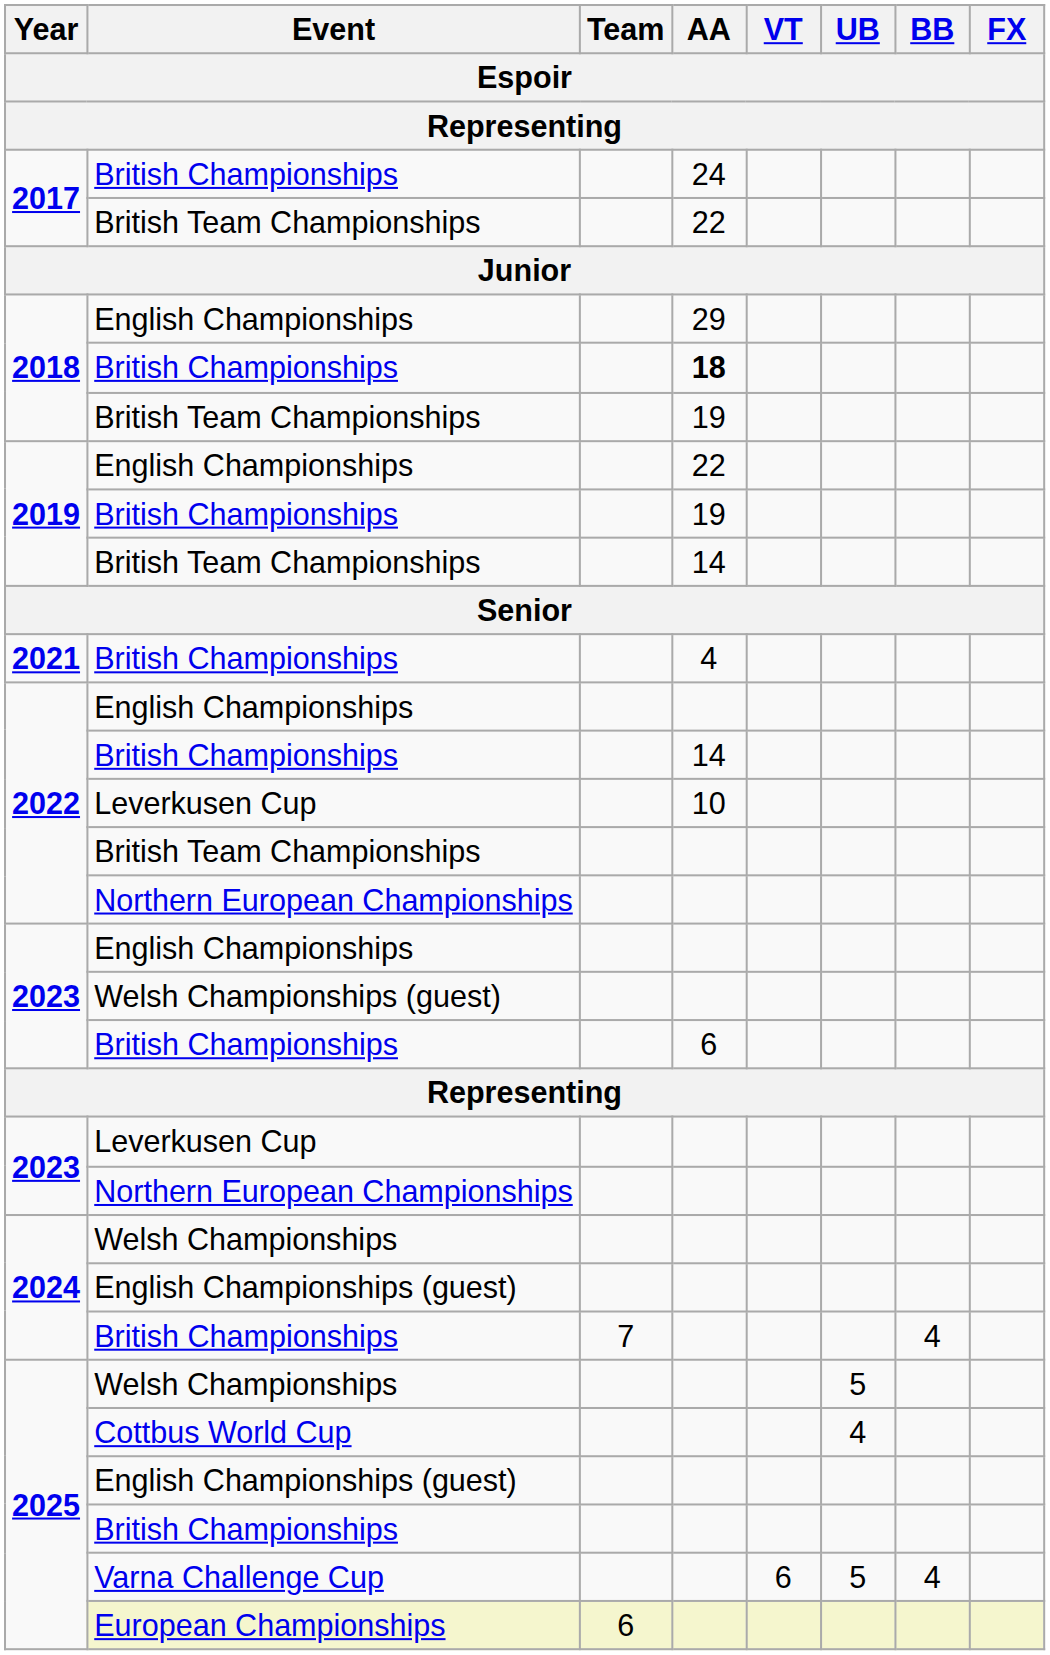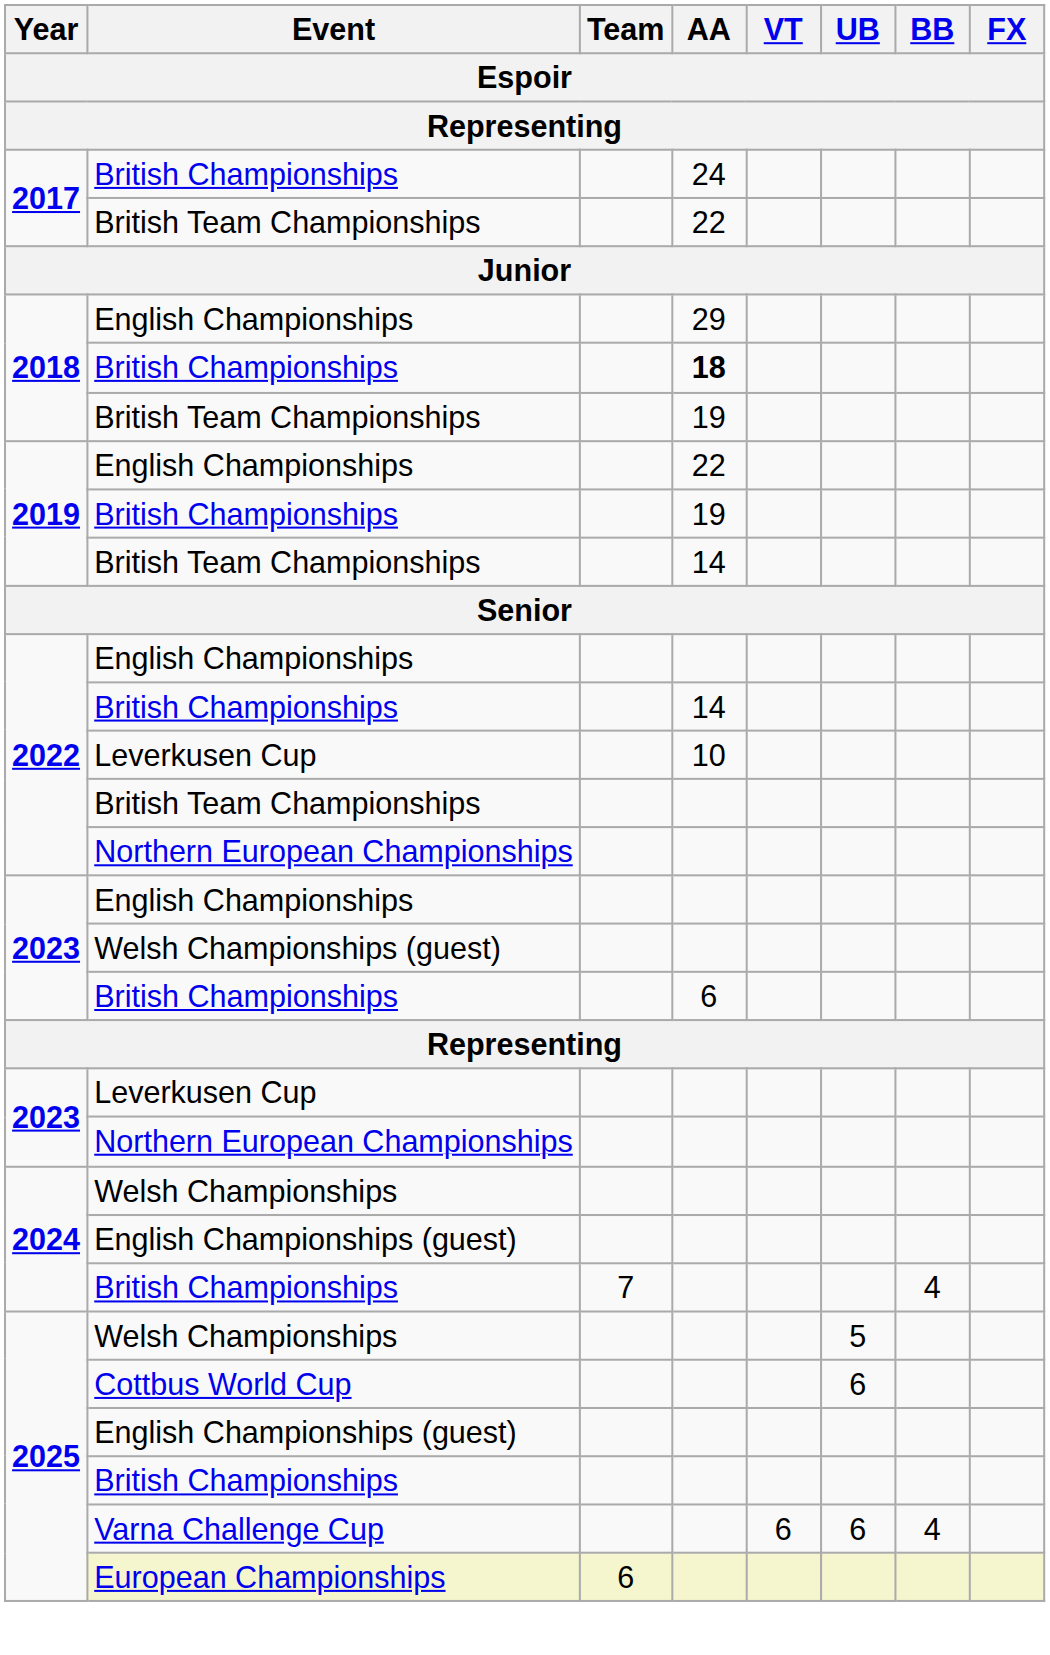- row: (46, 658)
(858, 1432) 4 -> (858, 1384) 6
(858, 1577) 5 -> (858, 1529) 6
